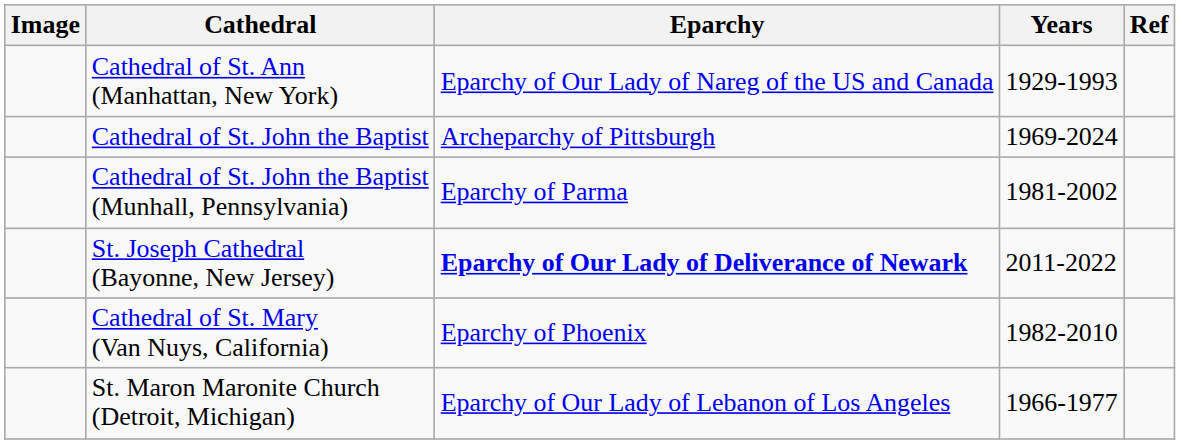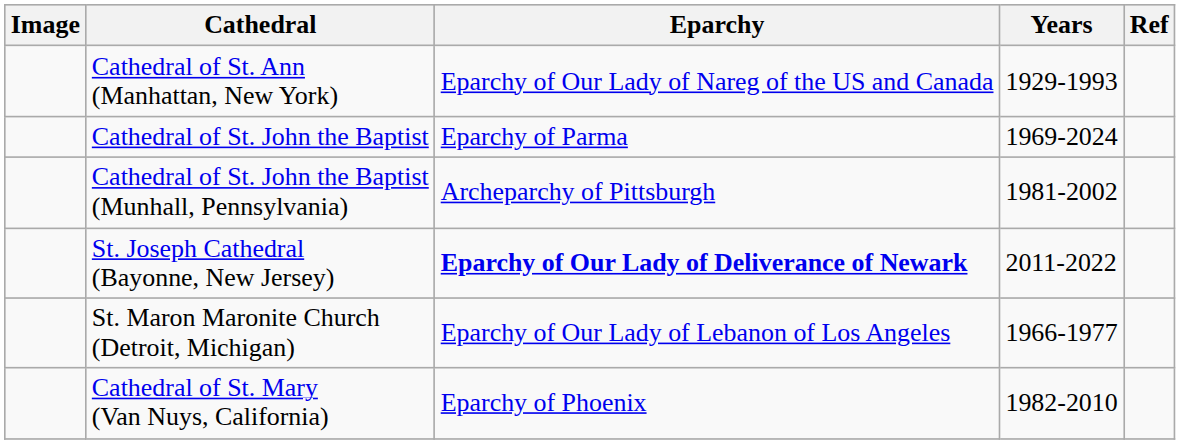(578, 136) Archeparchy of Pittsburgh -> (534, 136) Eparchy of Parma
(534, 192) Eparchy of Parma -> (578, 192) Archeparchy of Pittsburgh
rows swapped: (236, 402) <-> (210, 332)
